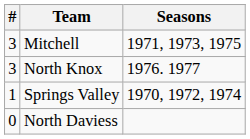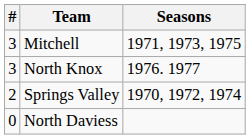(12, 95) 1 -> (12, 95) 2
